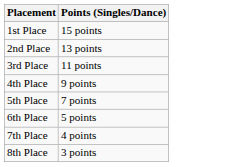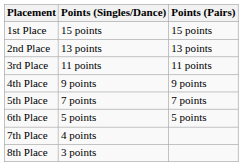+ column: (203, 13)
